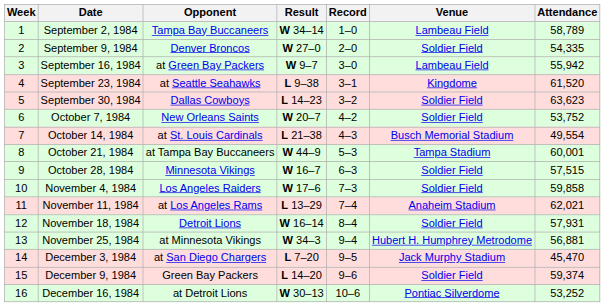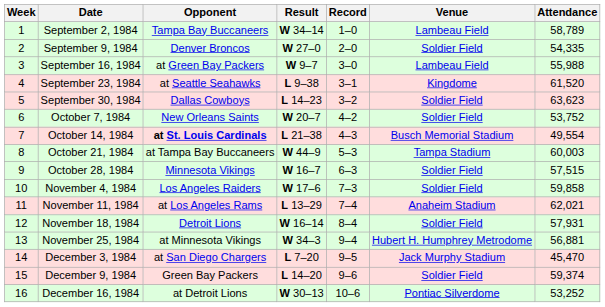(567, 65) 55,942 -> (567, 65) 55,988
(210, 135) normal -> (210, 135) bold
(567, 153) 60,001 -> (567, 153) 60,003
